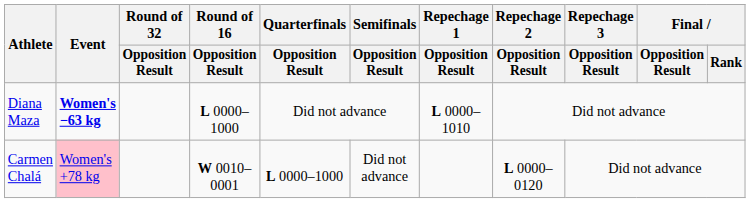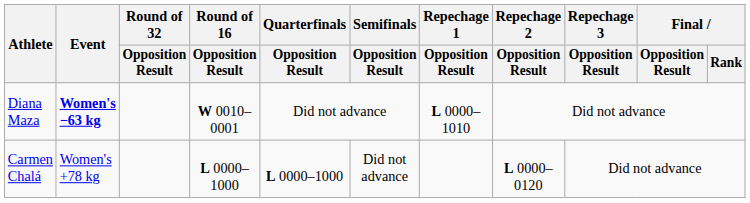(225, 120) L 0000–1000 -> (225, 120) W 0010–0001
(86, 169) pink background -> (86, 169) no background
(225, 177) W 0010–0001 -> (225, 177) L 0000–1000
